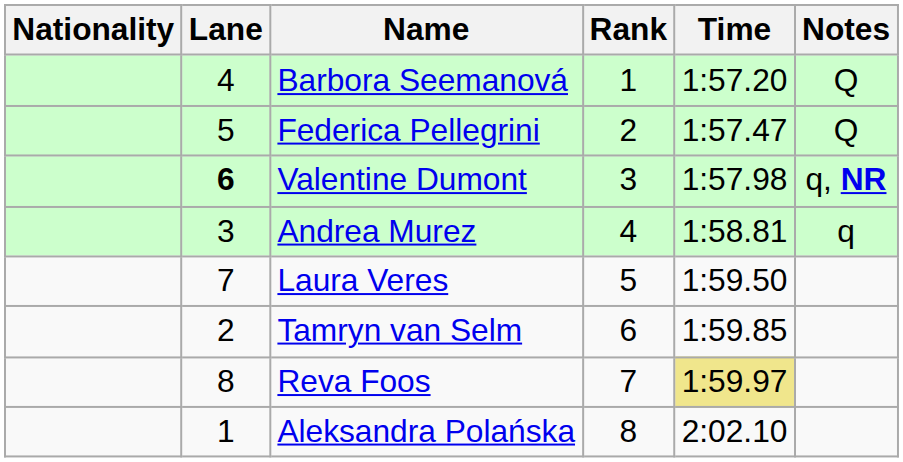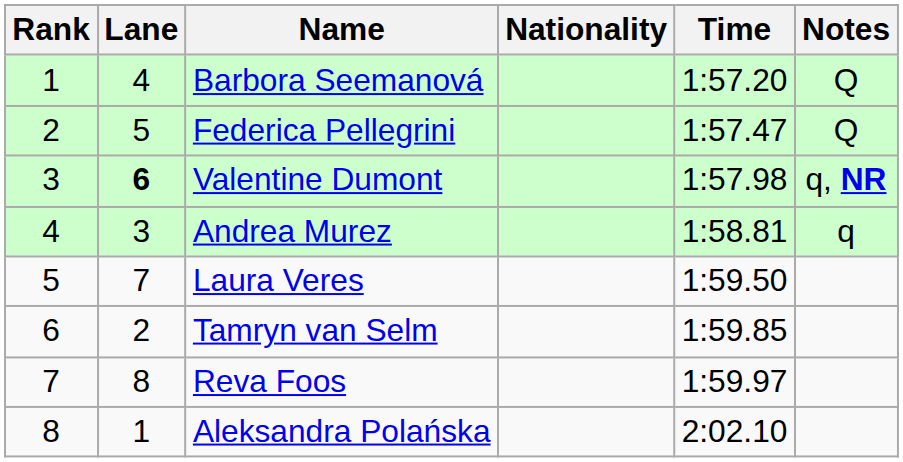columns swapped: (628, 29) <-> (93, 29)
(735, 381) khaki background -> (735, 381) no background
